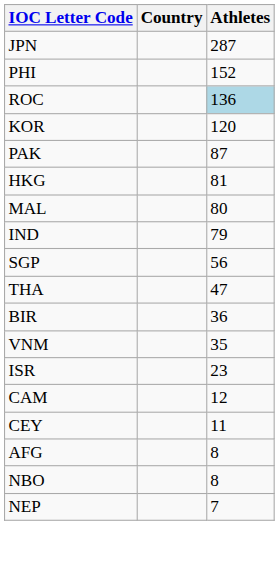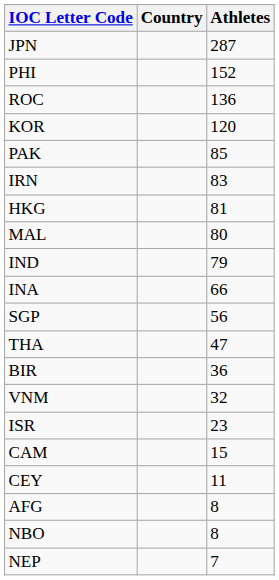(223, 99) lightblue background -> (223, 99) no background
(219, 153) 87 -> (219, 153) 85
+ row: (23, 180)
+ row: (24, 289)
(219, 343) 35 -> (219, 398) 32
(219, 398) 12 -> (219, 452) 15
